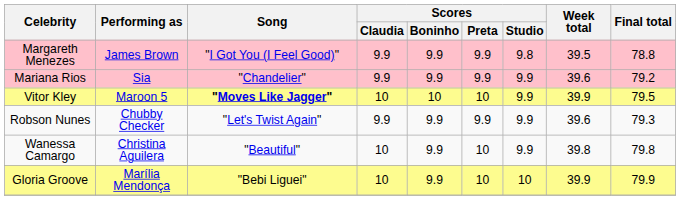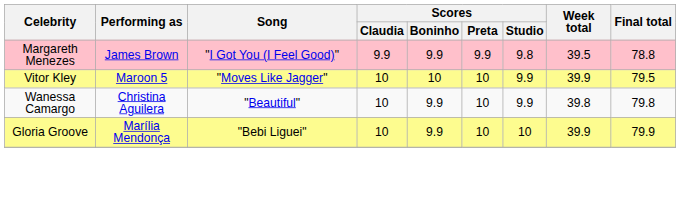- row: (50, 78)
(272, 96) bold -> (272, 78) normal
- row: (50, 120)
